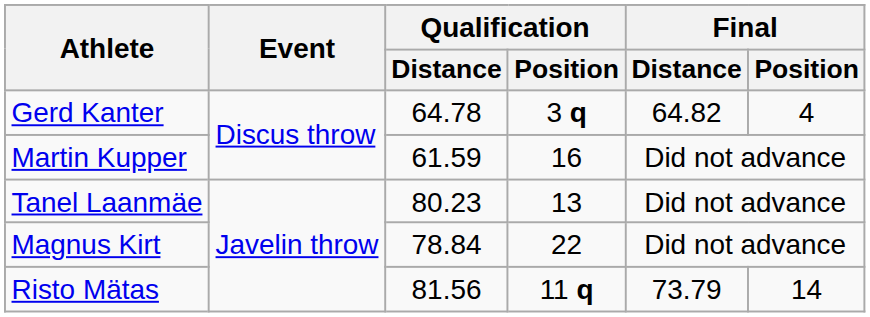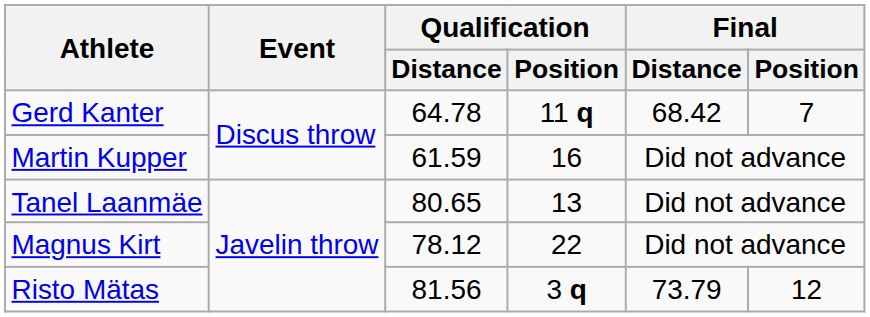(567, 113) 3 q -> (567, 113) 11 q
(687, 113) 64.82 -> (687, 113) 68.42
(807, 113) 4 -> (807, 113) 7
(447, 201) 80.23 -> (447, 201) 80.65
(447, 246) 78.84 -> (447, 246) 78.12
(567, 290) 11 q -> (567, 290) 3 q
(807, 290) 14 -> (807, 290) 12
